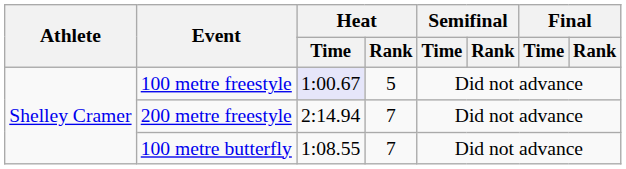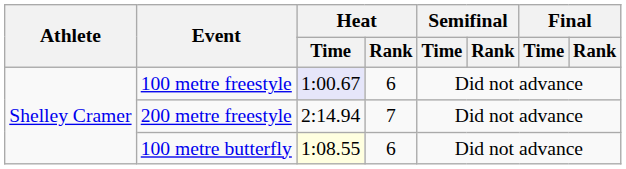(391, 83) 5 -> (391, 83) 6
(331, 148) no background -> (331, 148) lightyellow background
(391, 148) 7 -> (391, 148) 6
